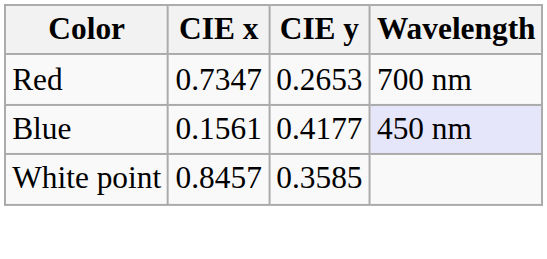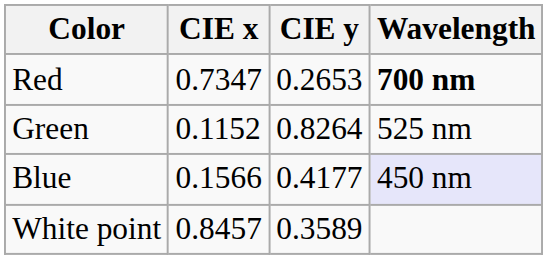(424, 79) normal -> (426, 79) bold
+ row: (51, 128)
(219, 128) 0.1561 -> (219, 178) 0.1566
(319, 178) 0.3585 -> (319, 228) 0.3589
